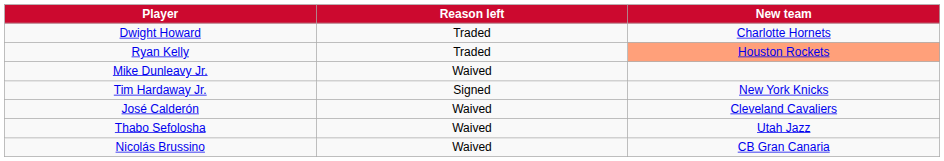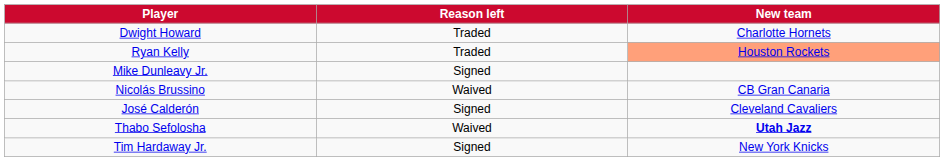(472, 71) Waived -> (472, 71) Signed
rows swapped: (160, 90) <-> (160, 147)
(472, 109) Waived -> (472, 109) Signed
(784, 128) normal -> (784, 128) bold
